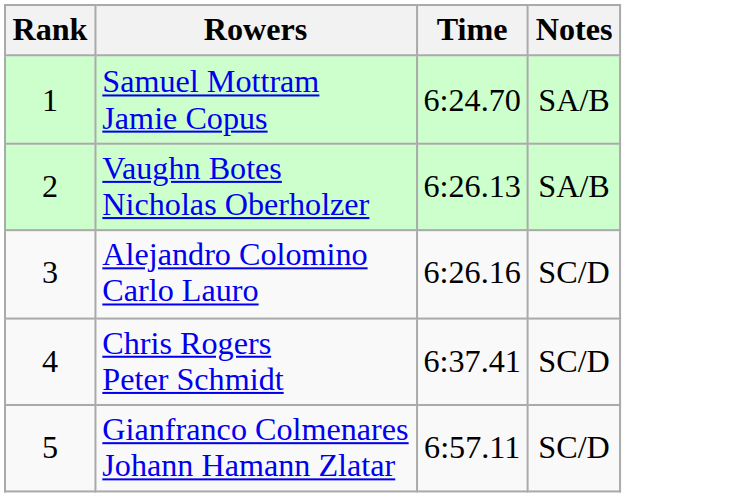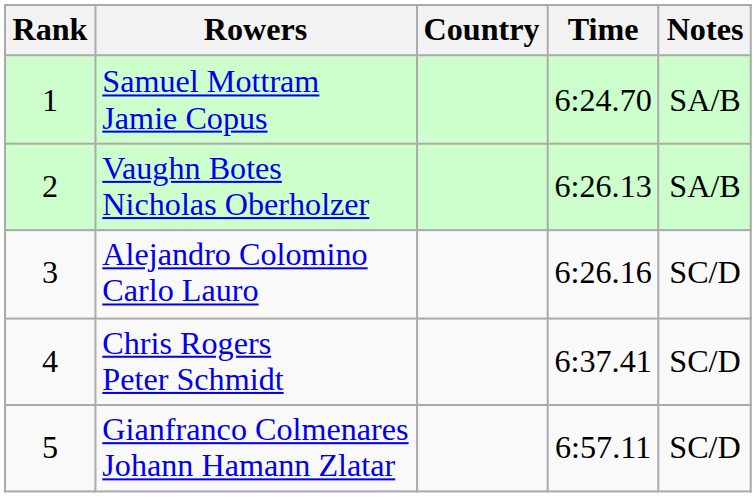+ column: (482, 30)
